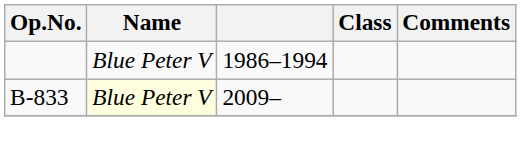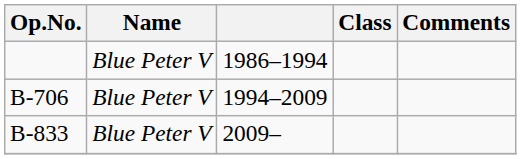+ row: (39, 97)
(152, 97) lightyellow background -> (152, 134) no background
